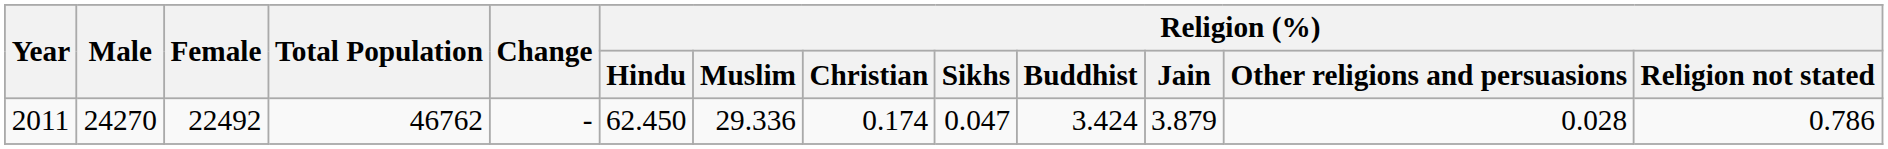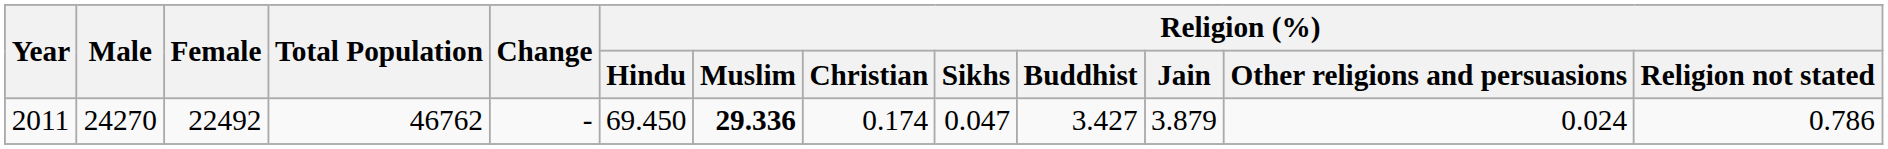(646, 120) 62.450 -> (646, 120) 69.450
(756, 120) normal -> (756, 120) bold
(1105, 120) 3.424 -> (1105, 120) 3.427
(1594, 120) 0.028 -> (1594, 120) 0.024
